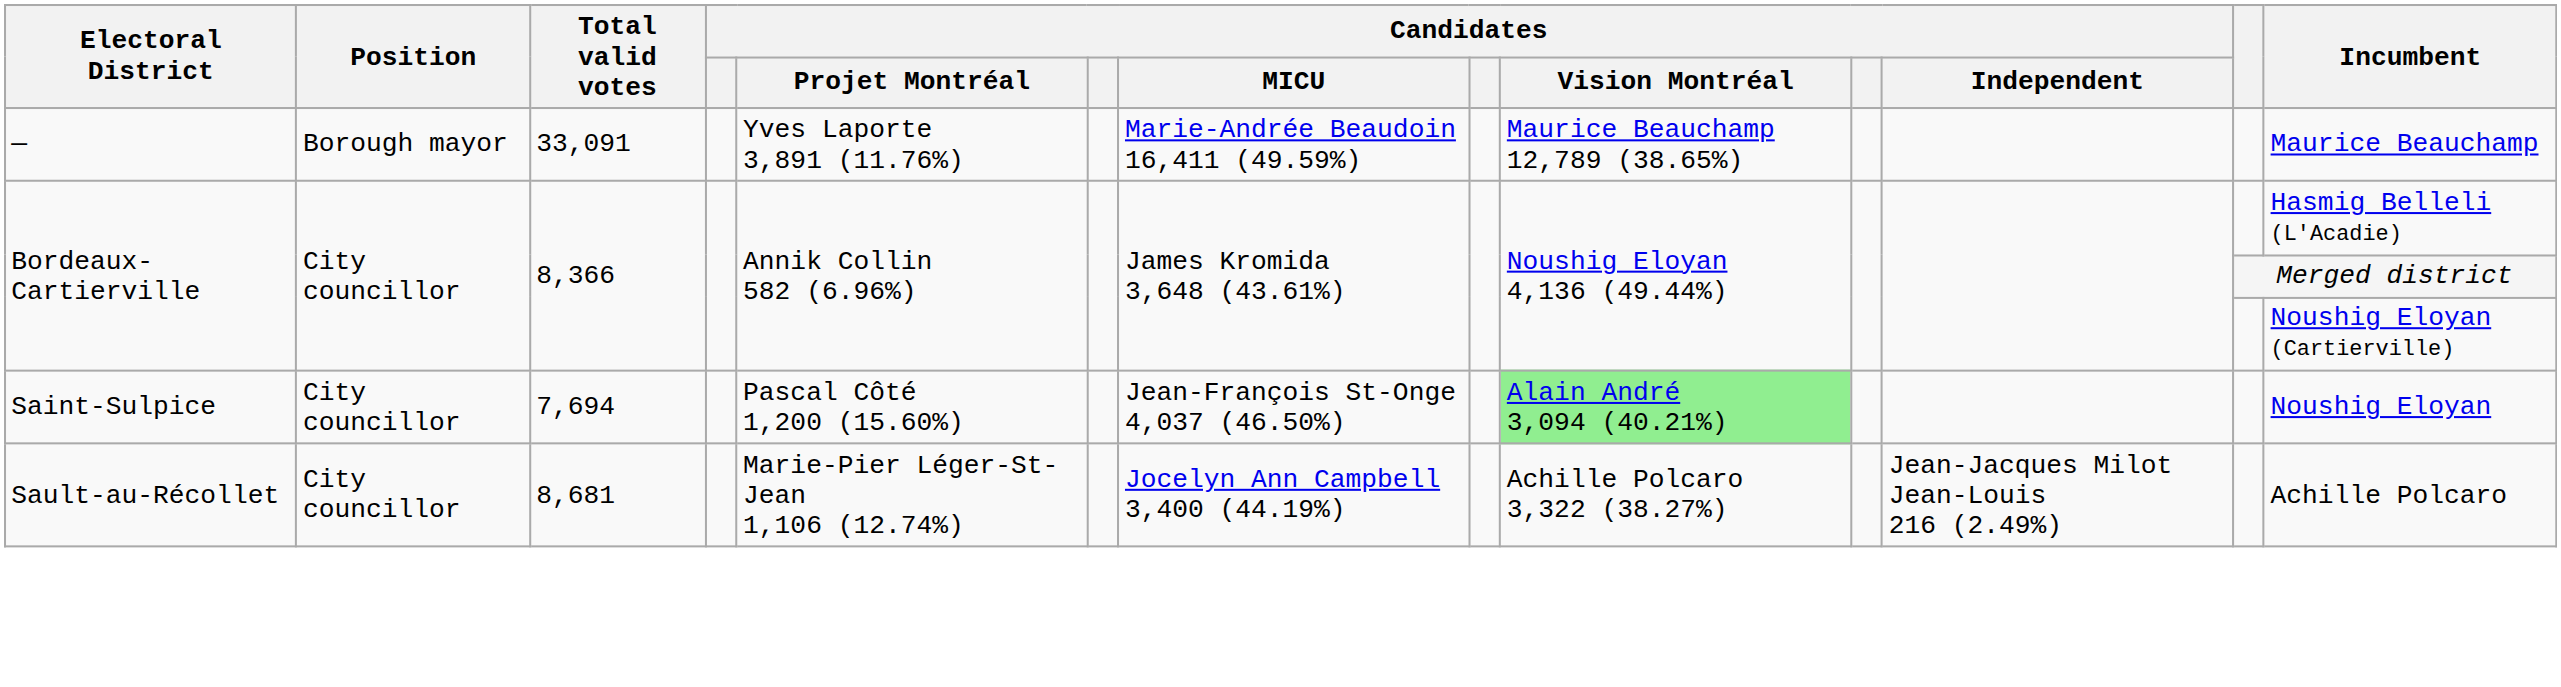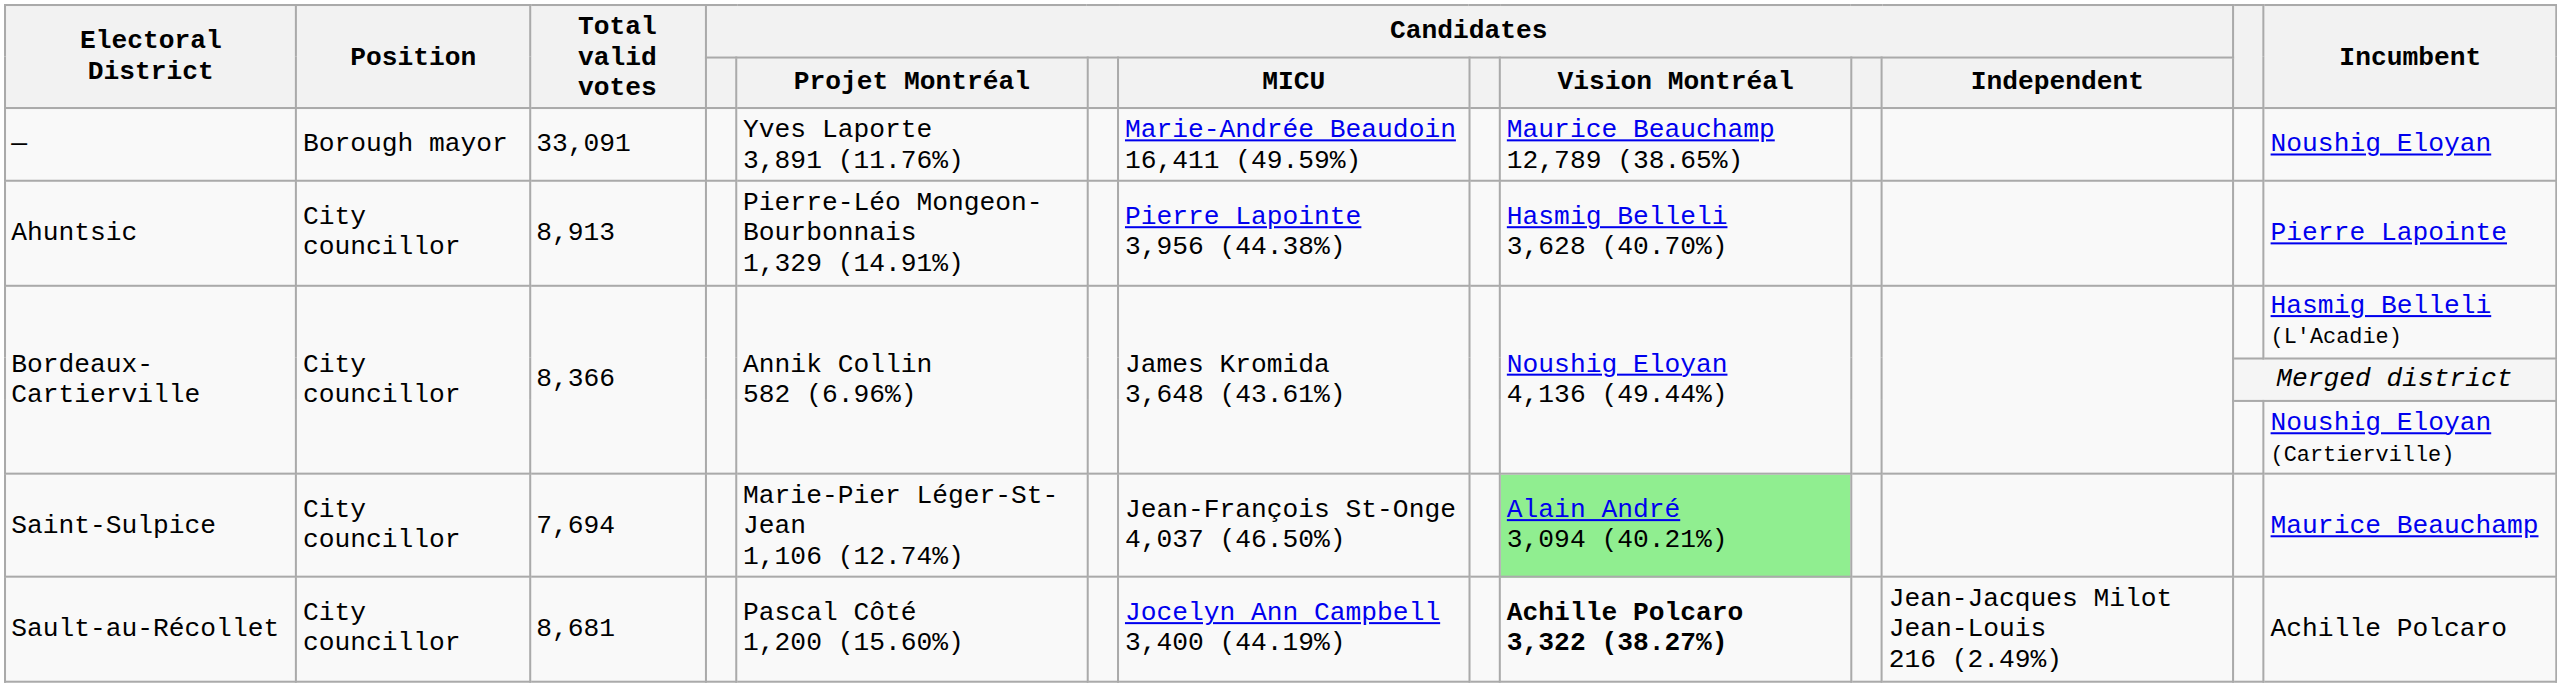(2405, 145) Maurice Beauchamp -> (2381, 145) Noushig Eloyan
+ row: (74, 233)
(853, 407) Pascal Côté 1,200 (15.60%) -> (901, 526) Marie-Pier Léger-St-Jean 1,106 (12.74%)
(2381, 407) Noushig Eloyan -> (2405, 526) Maurice Beauchamp
(901, 495) Marie-Pier Léger-St-Jean 1,106 (12.74%) -> (853, 629) Pascal Côté 1,200 (15.60%)
(1625, 495) normal -> (1625, 629) bold
